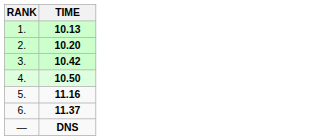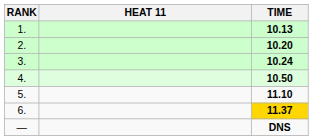+ column: (145, 13)
(68, 62) 10.42 -> (280, 62) 10.24
(68, 95) 11.16 -> (280, 95) 11.10
(68, 111) no background -> (280, 111) gold background
